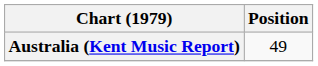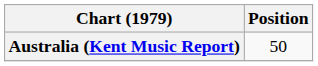(278, 46) 49 -> (278, 46) 50
